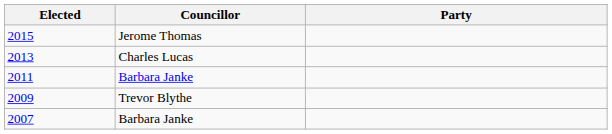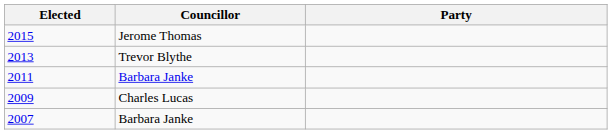(156, 56) Charles Lucas -> (155, 56) Trevor Blythe
(155, 98) Trevor Blythe -> (156, 98) Charles Lucas
